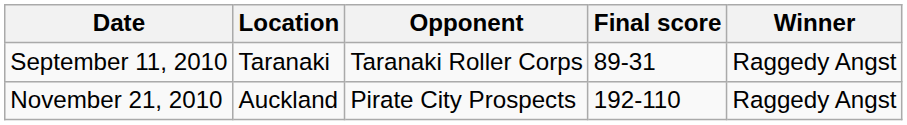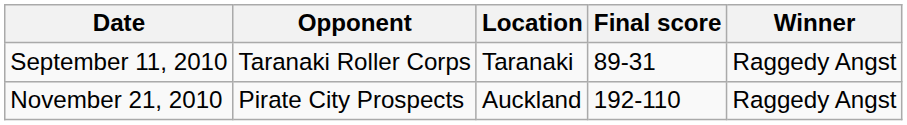columns swapped: (467, 23) <-> (289, 23)
